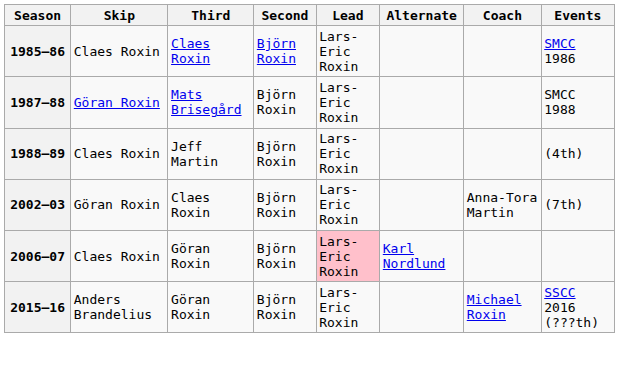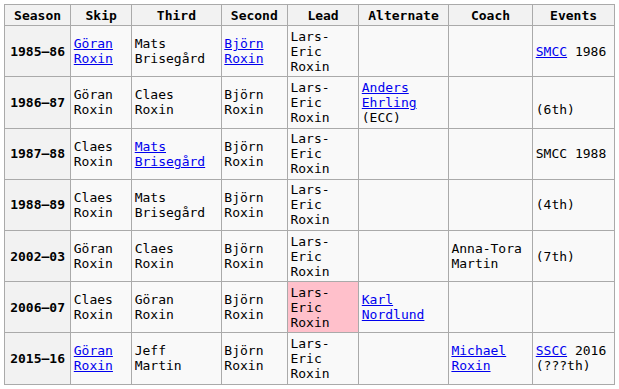(117, 51) Claes Roxin -> (93, 51) Göran Roxin
(191, 51) Claes Roxin -> (170, 51) Mats Brisegård
+ row: (38, 102)
(117, 102) Göran Roxin -> (93, 154) Claes Roxin
(195, 154) Jeff Martin -> (170, 205) Mats Brisegård
(113, 307) Anders Brandelius -> (93, 358) Göran Roxin
(191, 307) Göran Roxin -> (158, 358) Jeff Martin
